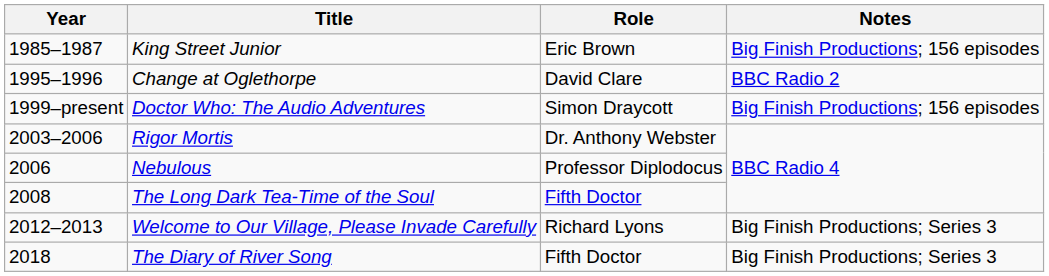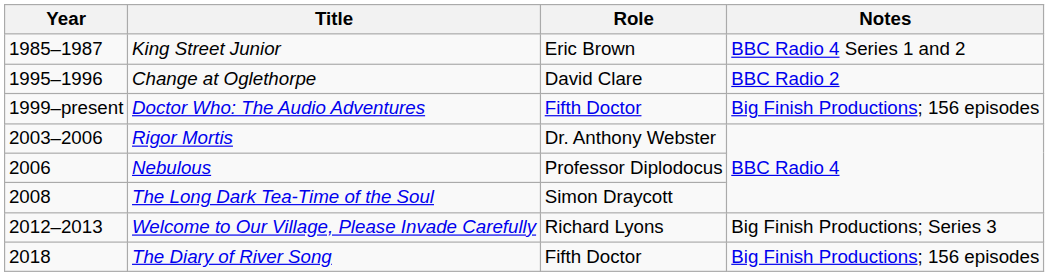(885, 49) Big Finish Productions; 156 episodes -> (848, 49) BBC Radio 4 Series 1 and 2
(609, 108) Simon Draycott -> (593, 108) Fifth Doctor
(593, 197) Fifth Doctor -> (609, 197) Simon Draycott
(864, 256) Big Finish Productions; Series 3 -> (885, 256) Big Finish Productions; 156 episodes
